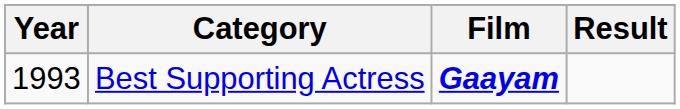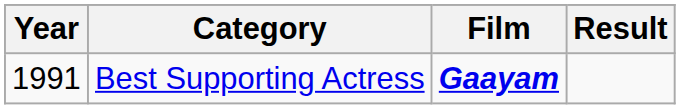(46, 77) 1993 -> (46, 77) 1991
